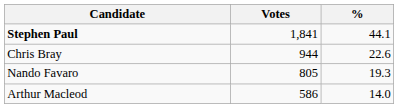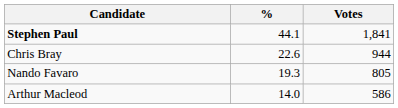columns swapped: (276, 14) <-> (357, 14)
